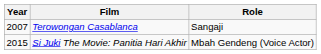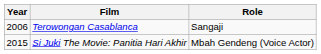(17, 27) 2007 -> (17, 27) 2006
